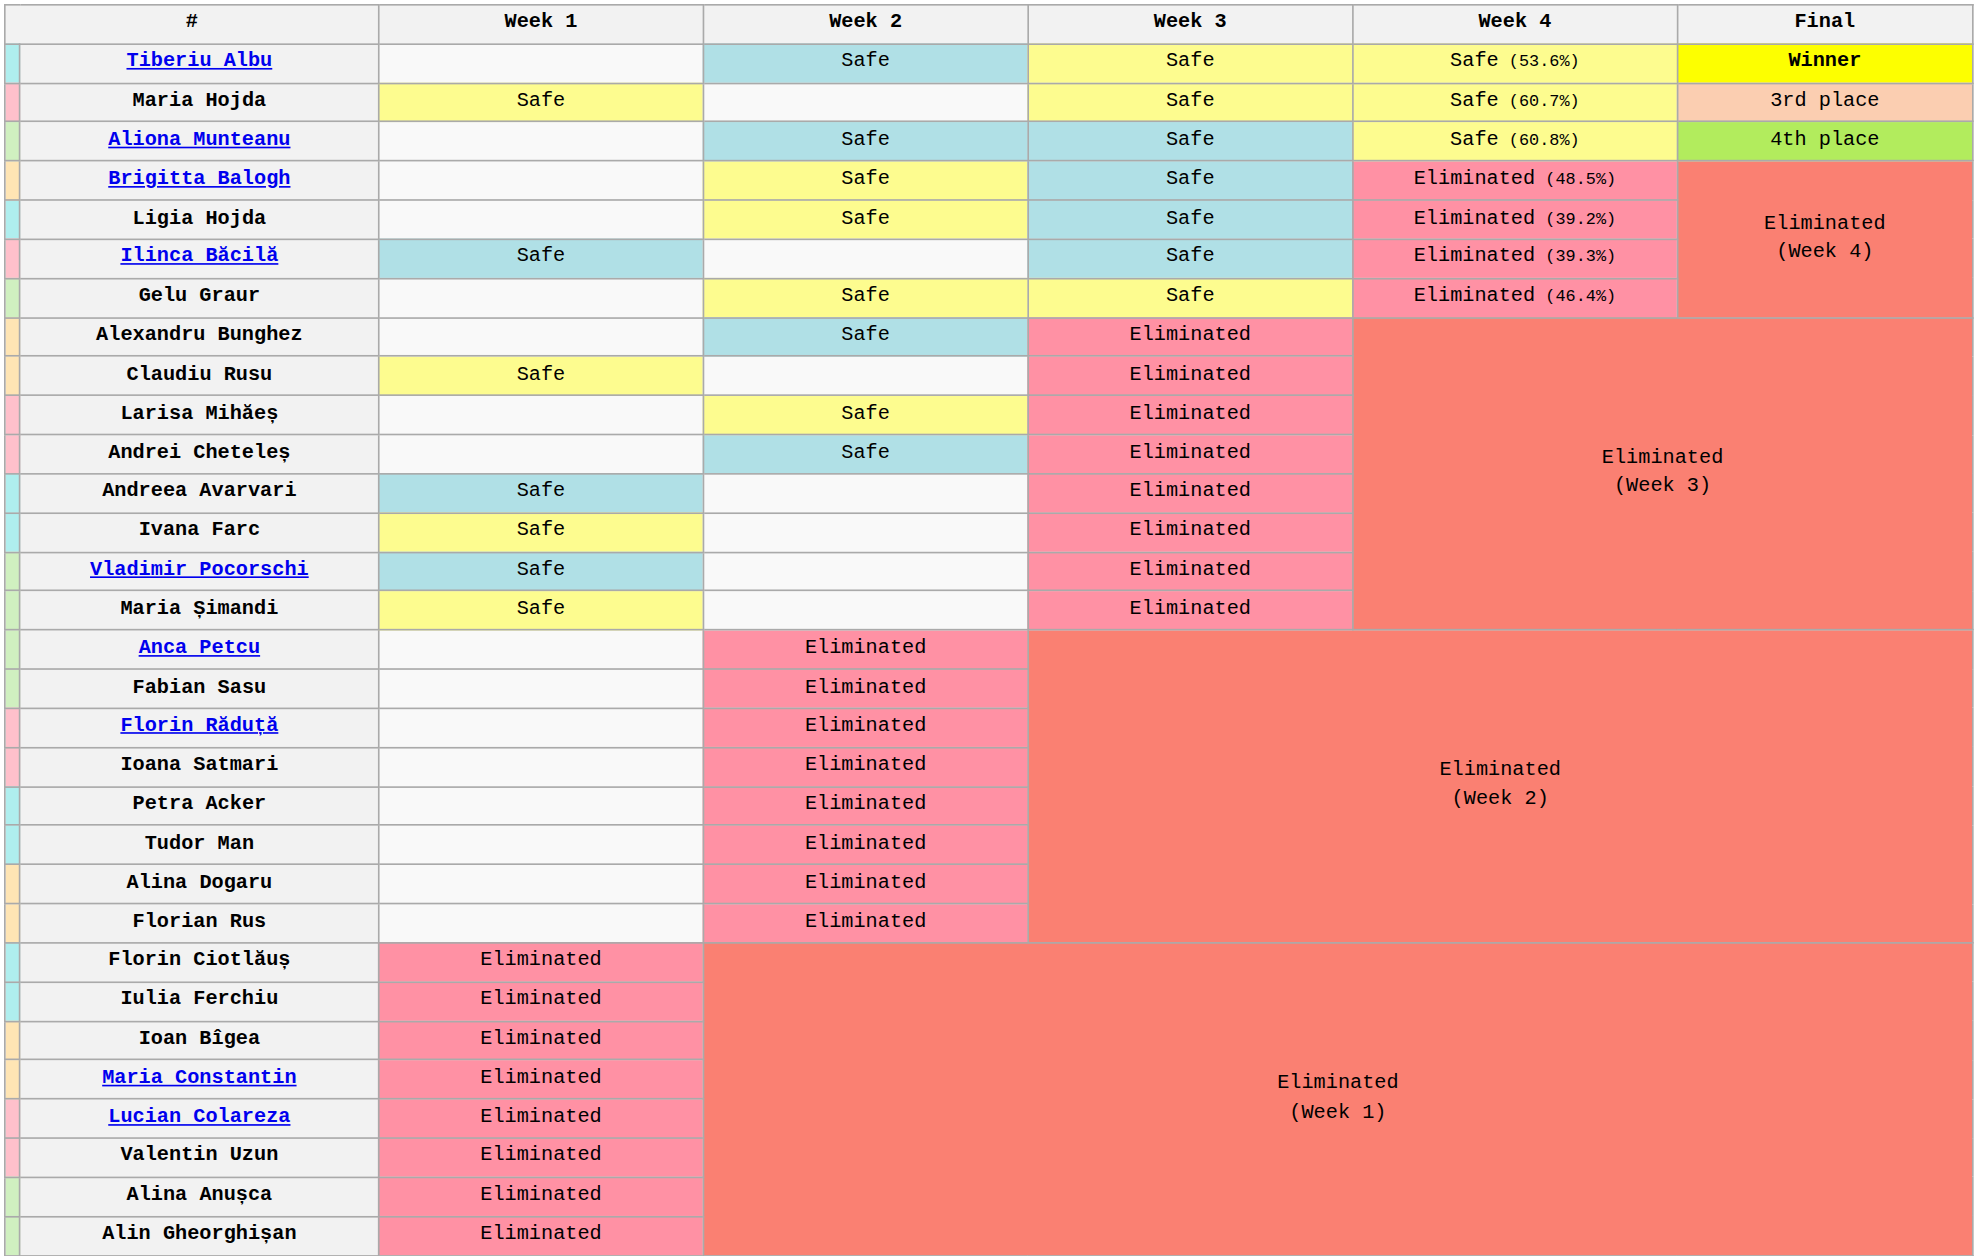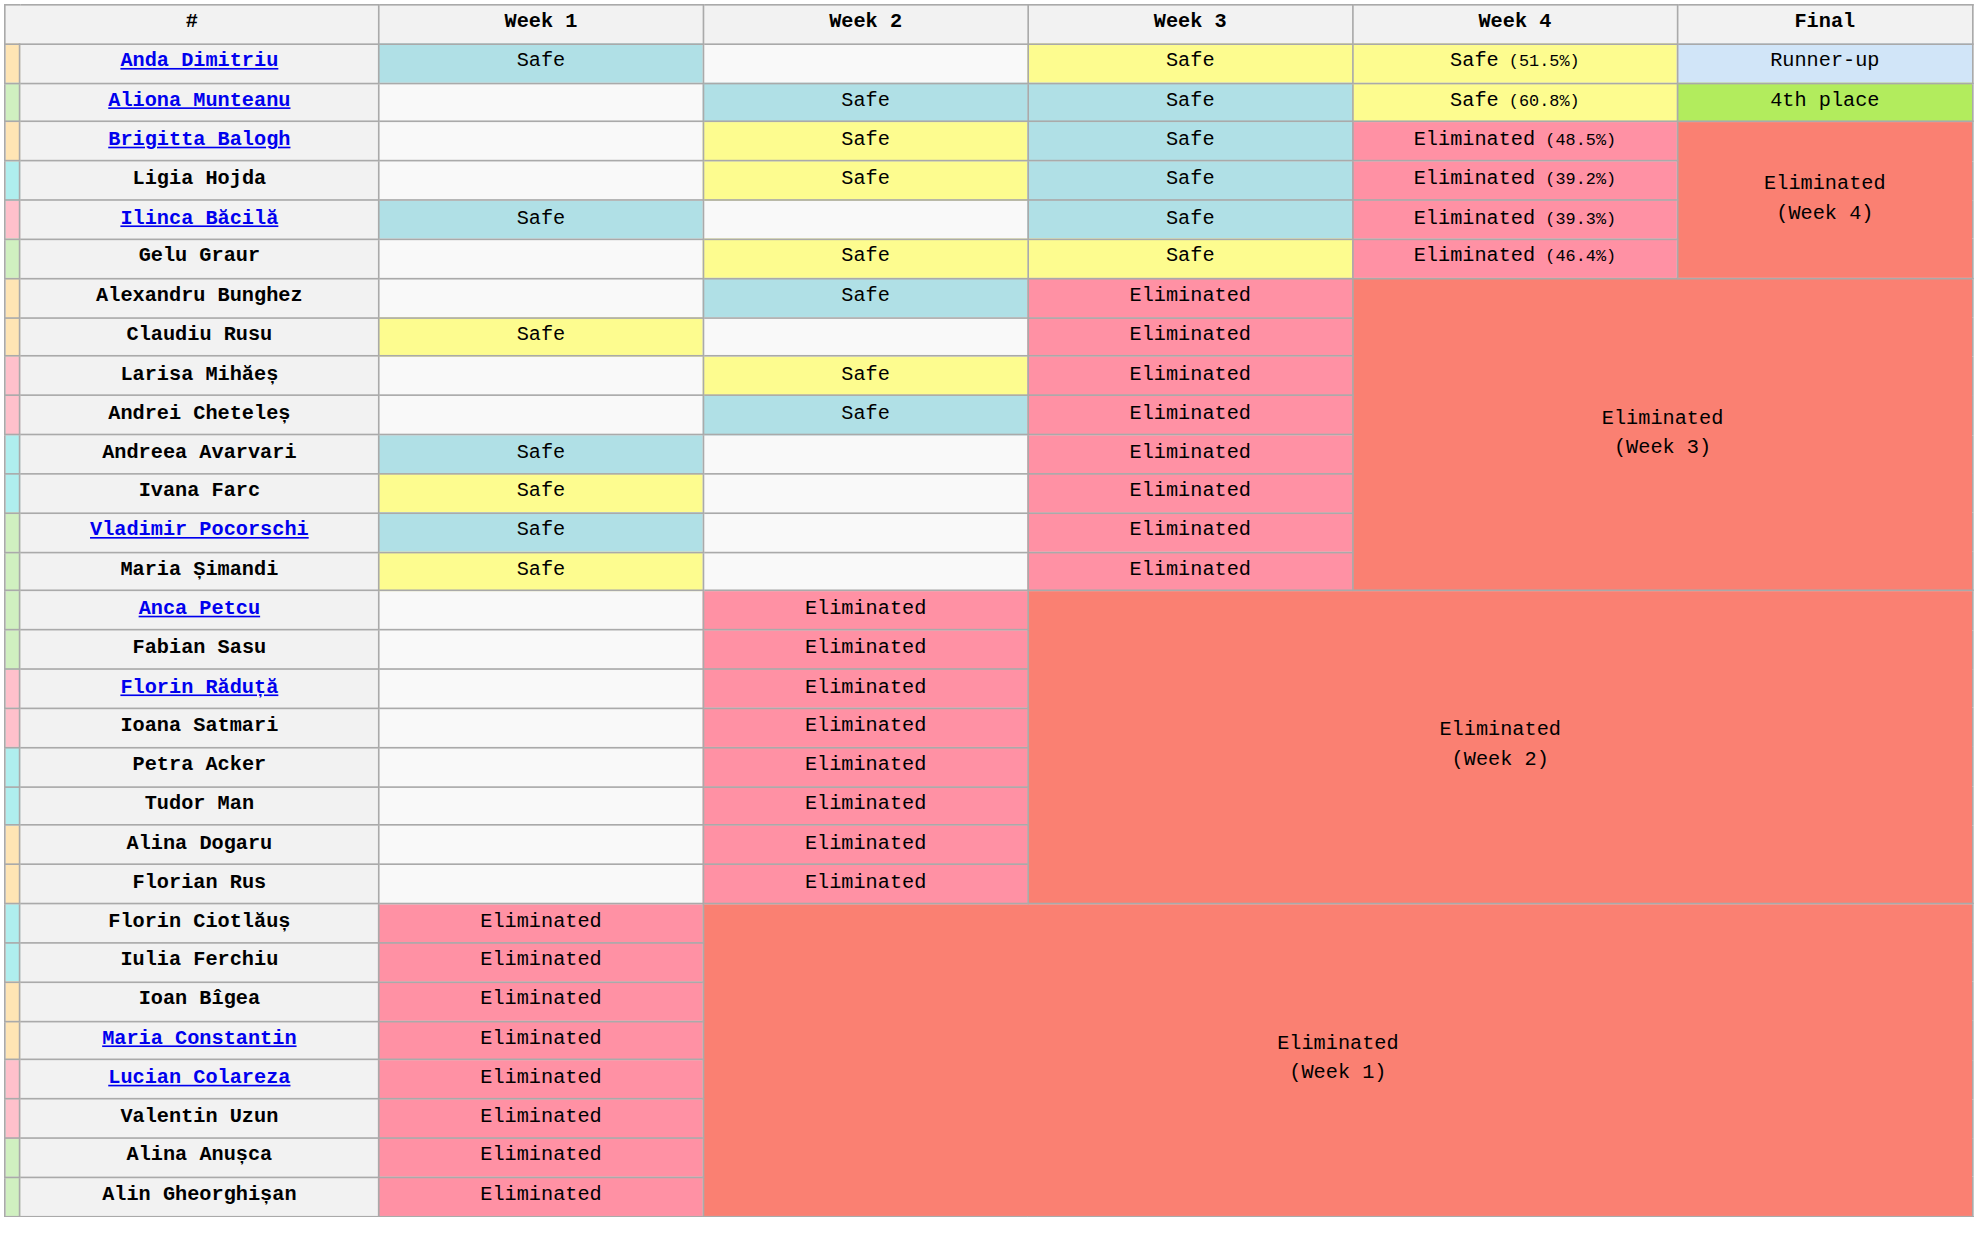- row: (199, 62)
+ row: (199, 62)
- row: (199, 101)
